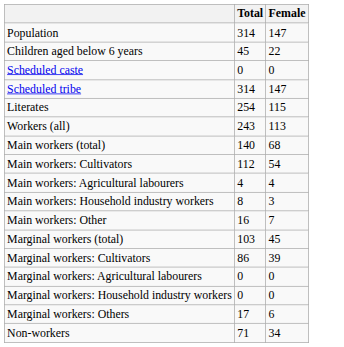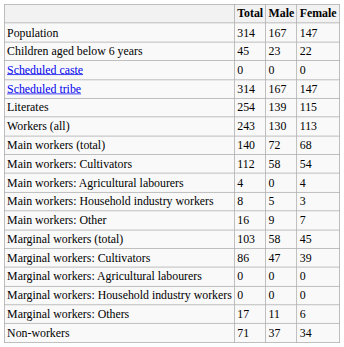+ column: (281, 13)
